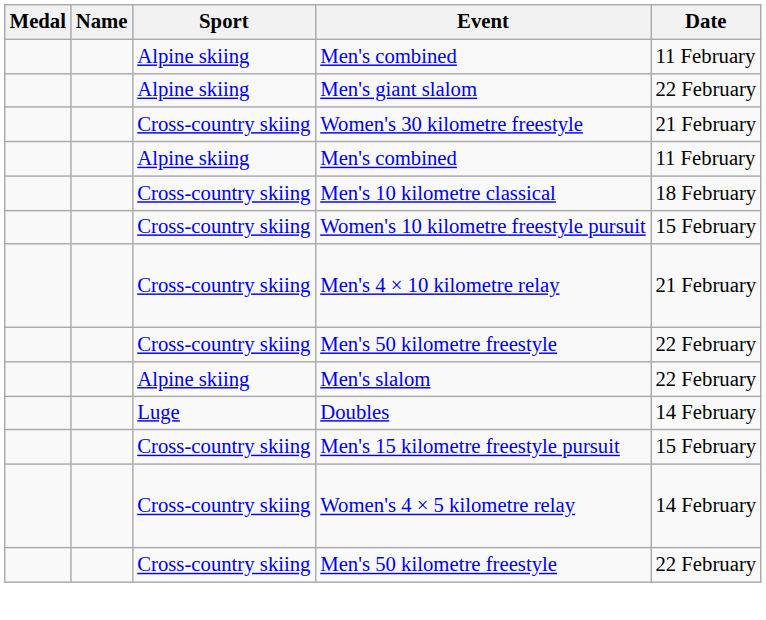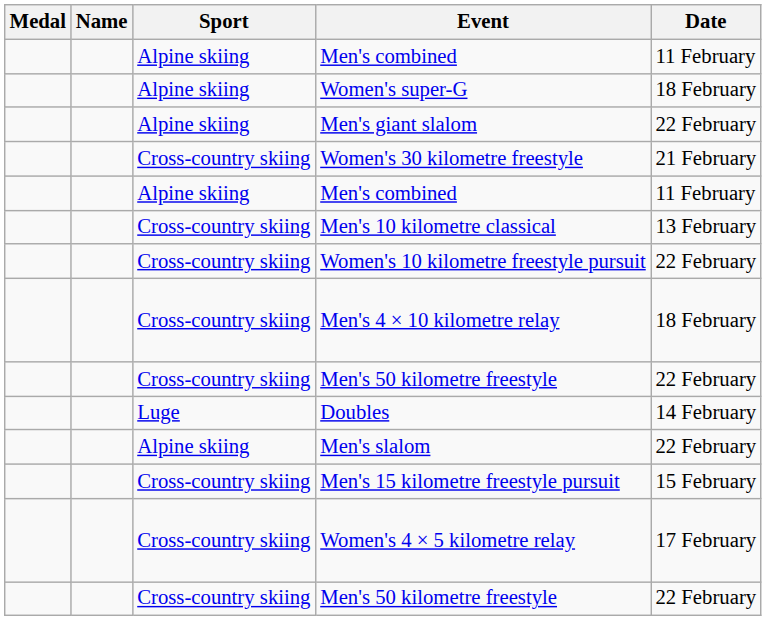+ row: (193, 90)
(706, 192) 18 February -> (706, 227) 13 February
(706, 227) 15 February -> (706, 261) 22 February
(706, 285) 21 February -> (706, 320) 18 February
rows swapped: (193, 378) <-> (159, 412)
(706, 505) 14 February -> (706, 540) 17 February
